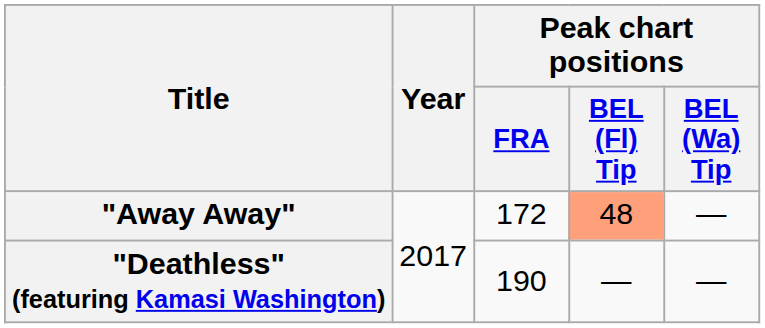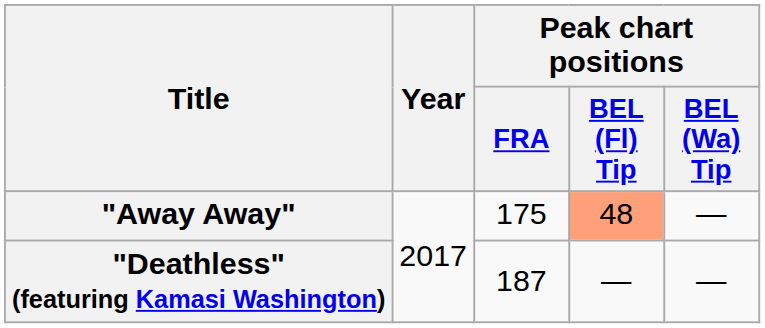(521, 215) 172 -> (521, 215) 175
(521, 280) 190 -> (521, 280) 187
